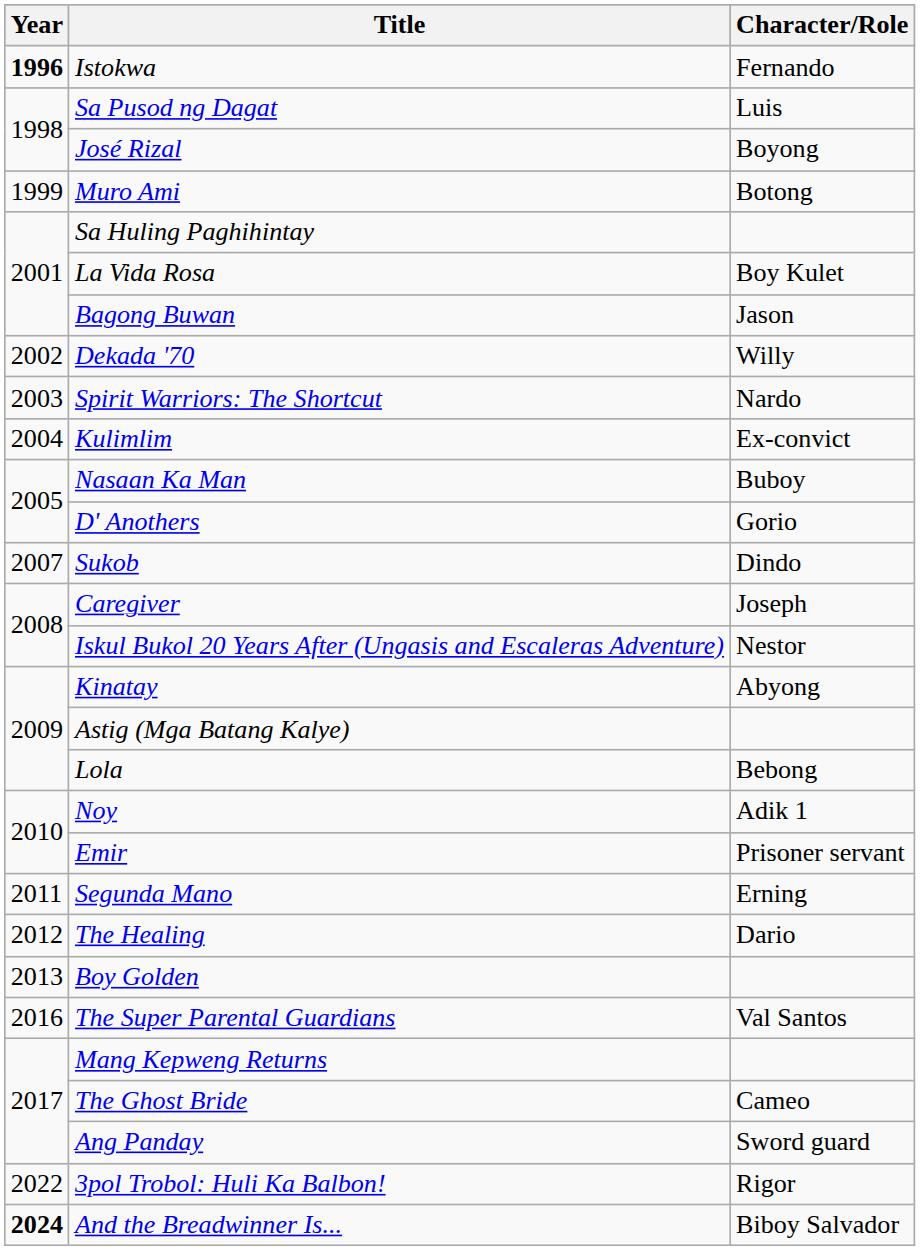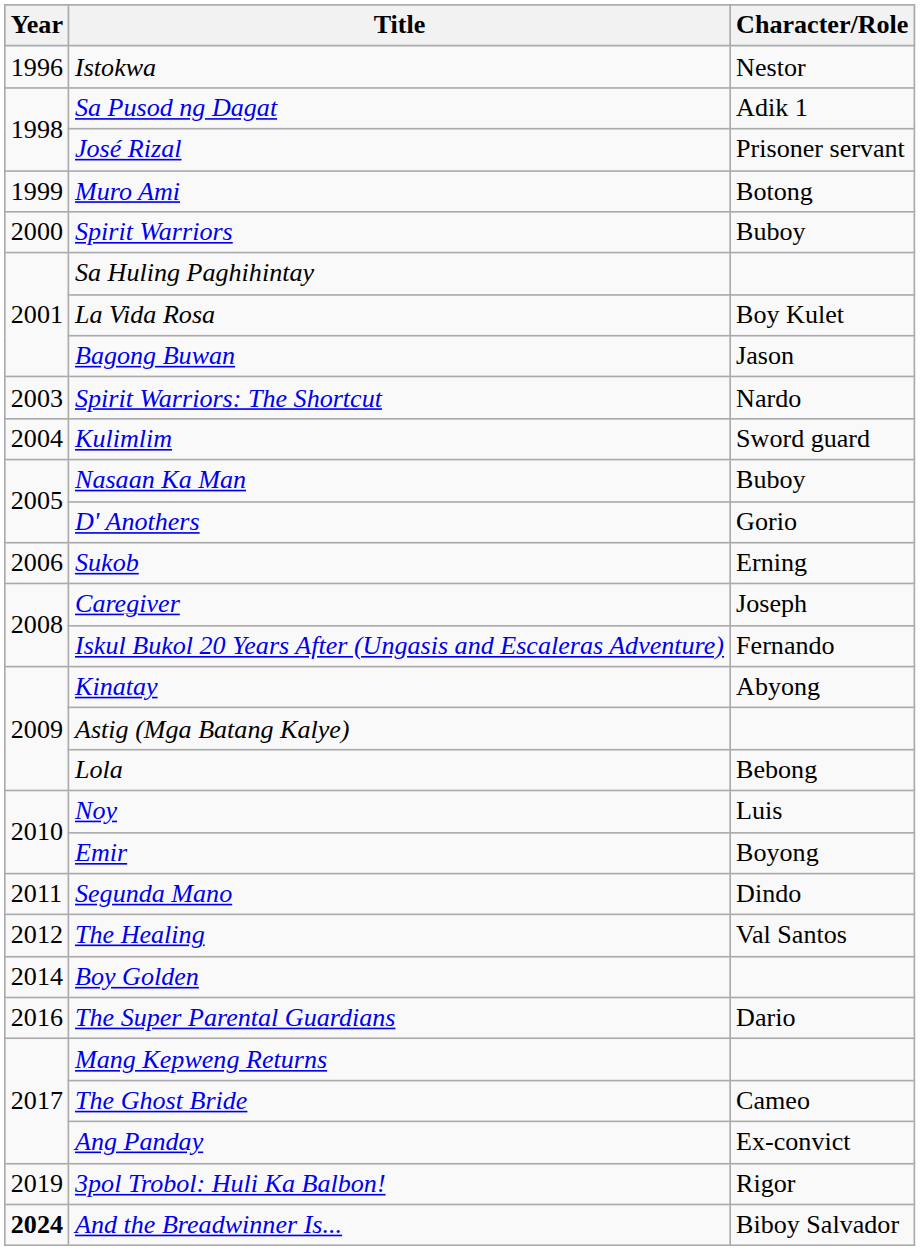(37, 66) bold -> (37, 66) normal
(785, 66) Fernando -> (771, 66) Nestor
(759, 107) Luis -> (772, 107) Adik 1
(777, 149) Boyong -> (820, 149) Prisoner servant
+ row: (154, 231)
- row: (135, 356)
(793, 438) Ex-convict -> (803, 438) Sword guard
(37, 562) 2007 -> (37, 562) 2006
(769, 562) Dindo -> (772, 562) Erning
(771, 645) Nestor -> (785, 645) Fernando
(772, 811) Adik 1 -> (759, 811) Luis
(820, 852) Prisoner servant -> (777, 852) Boyong
(772, 893) Erning -> (769, 893) Dindo
(766, 935) Dario -> (791, 935) Val Santos
(37, 976) 2013 -> (37, 976) 2014
(791, 1017) Val Santos -> (766, 1017) Dario
(803, 1141) Sword guard -> (793, 1141) Ex-convict
(37, 1183) 2022 -> (37, 1183) 2019
